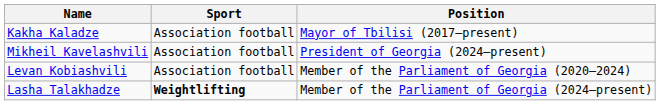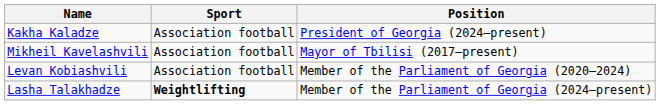(409, 33) Mayor of Tbilisi (2017–present) -> (423, 33) President of Georgia (2024–present)
(423, 52) President of Georgia (2024–present) -> (409, 52) Mayor of Tbilisi (2017–present)
